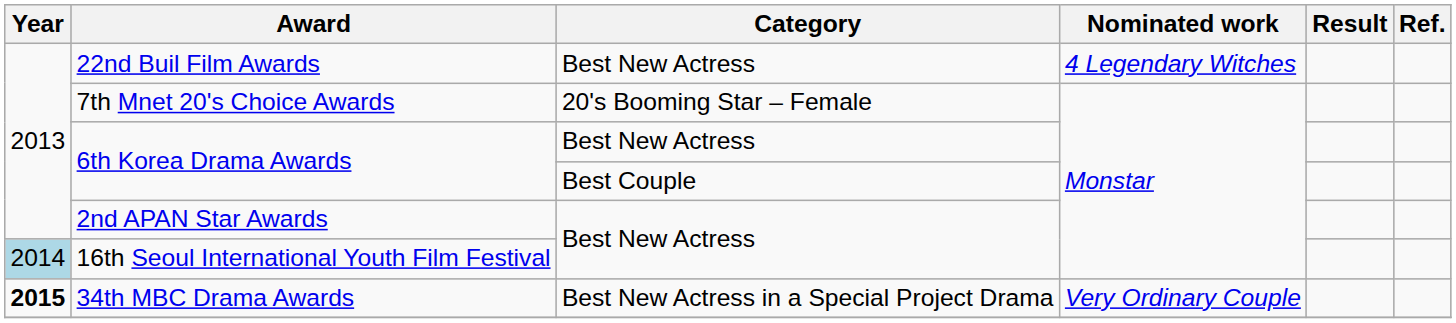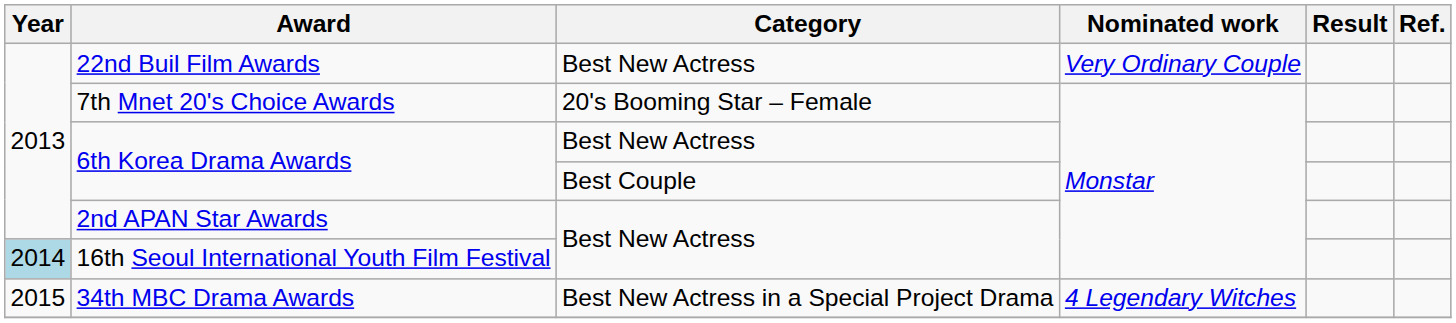(1181, 63) 4 Legendary Witches -> (1183, 63) Very Ordinary Couple
(38, 297) bold -> (38, 297) normal
(1183, 297) Very Ordinary Couple -> (1181, 297) 4 Legendary Witches
